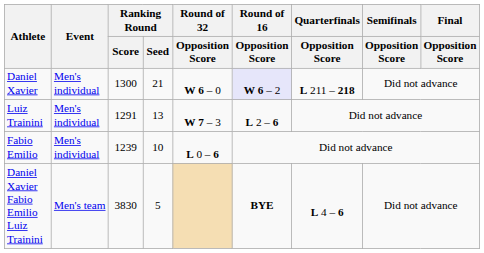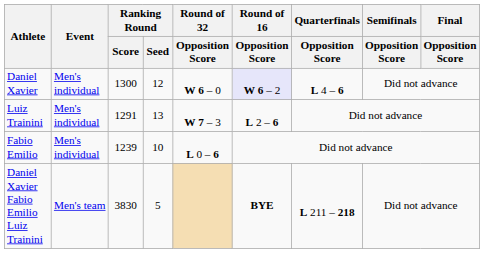(158, 84) 21 -> (158, 84) 12
(327, 90) L 211 – 218 -> (327, 90) L 4 – 6
(327, 212) L 4 – 6 -> (327, 212) L 211 – 218
